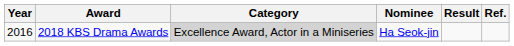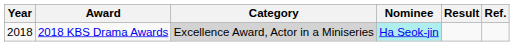(20, 31) 2016 -> (20, 31) 2018
(409, 31) no background -> (409, 31) paleturquoise background
